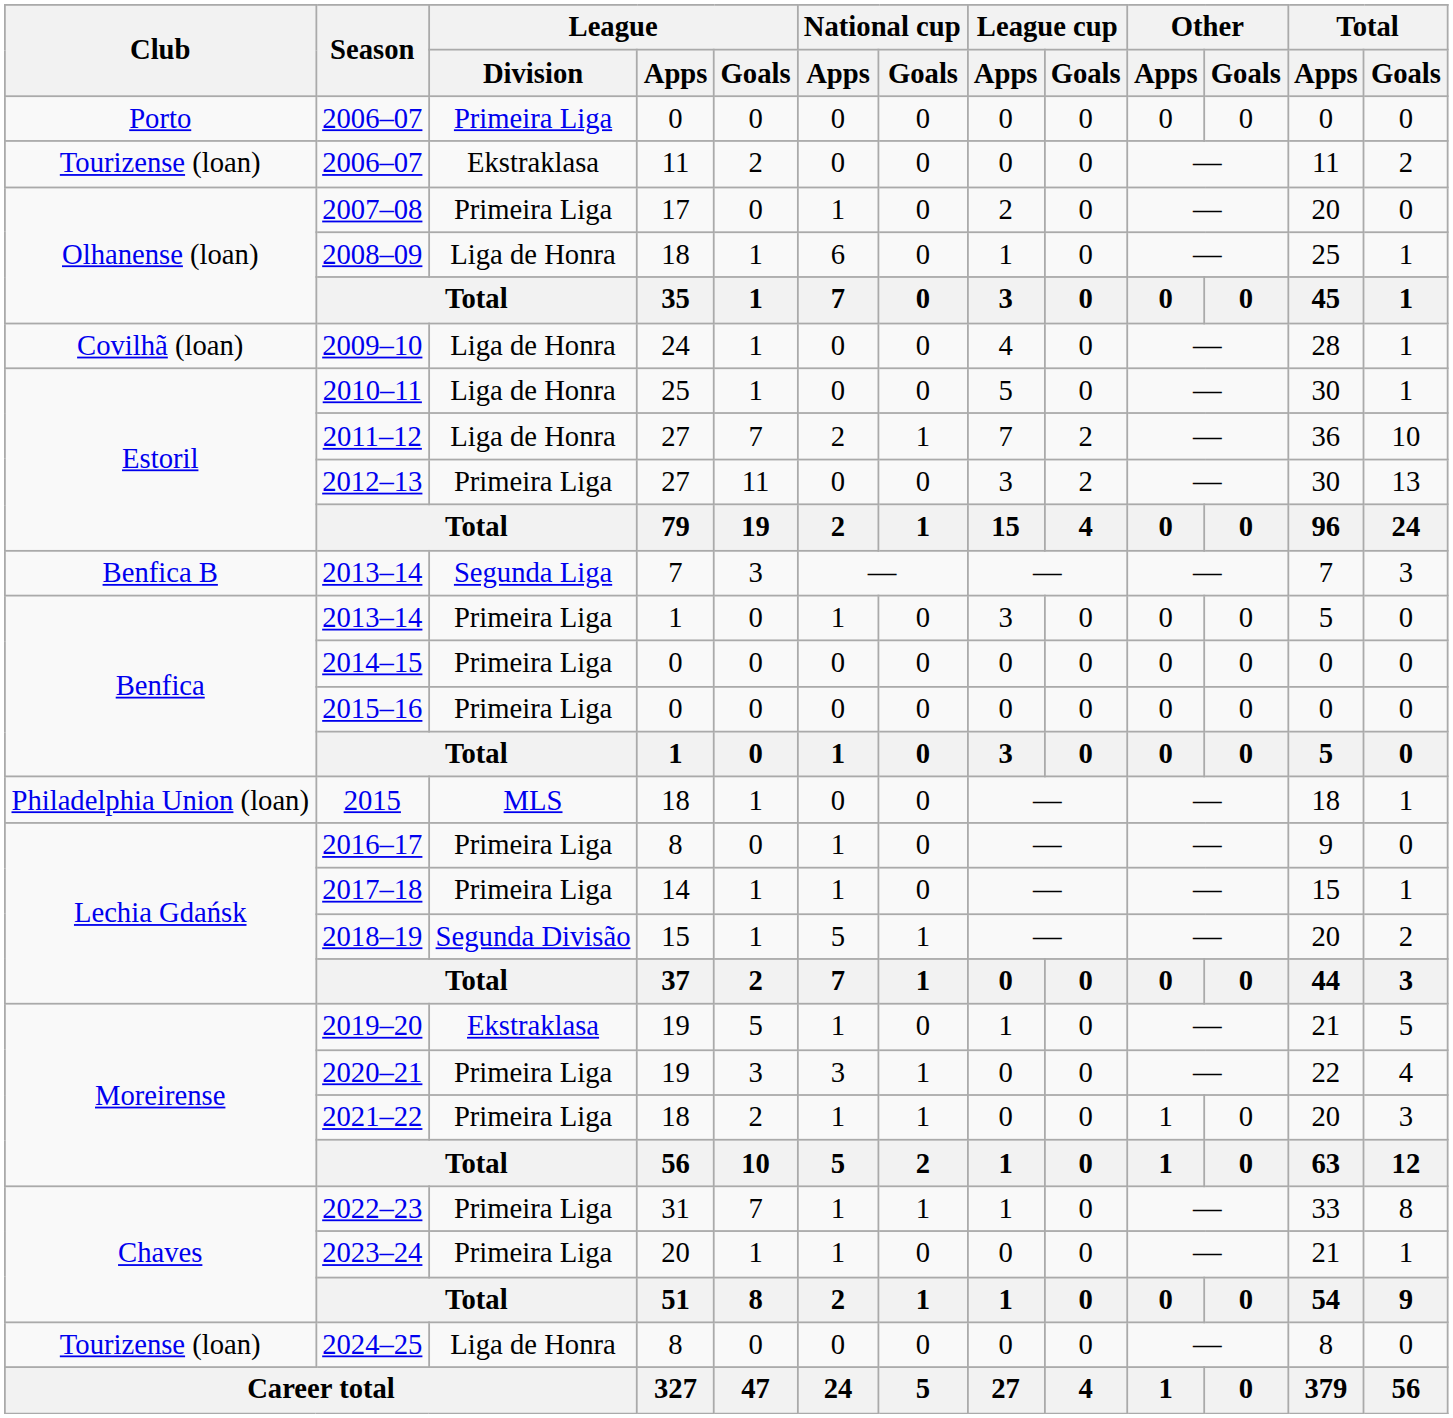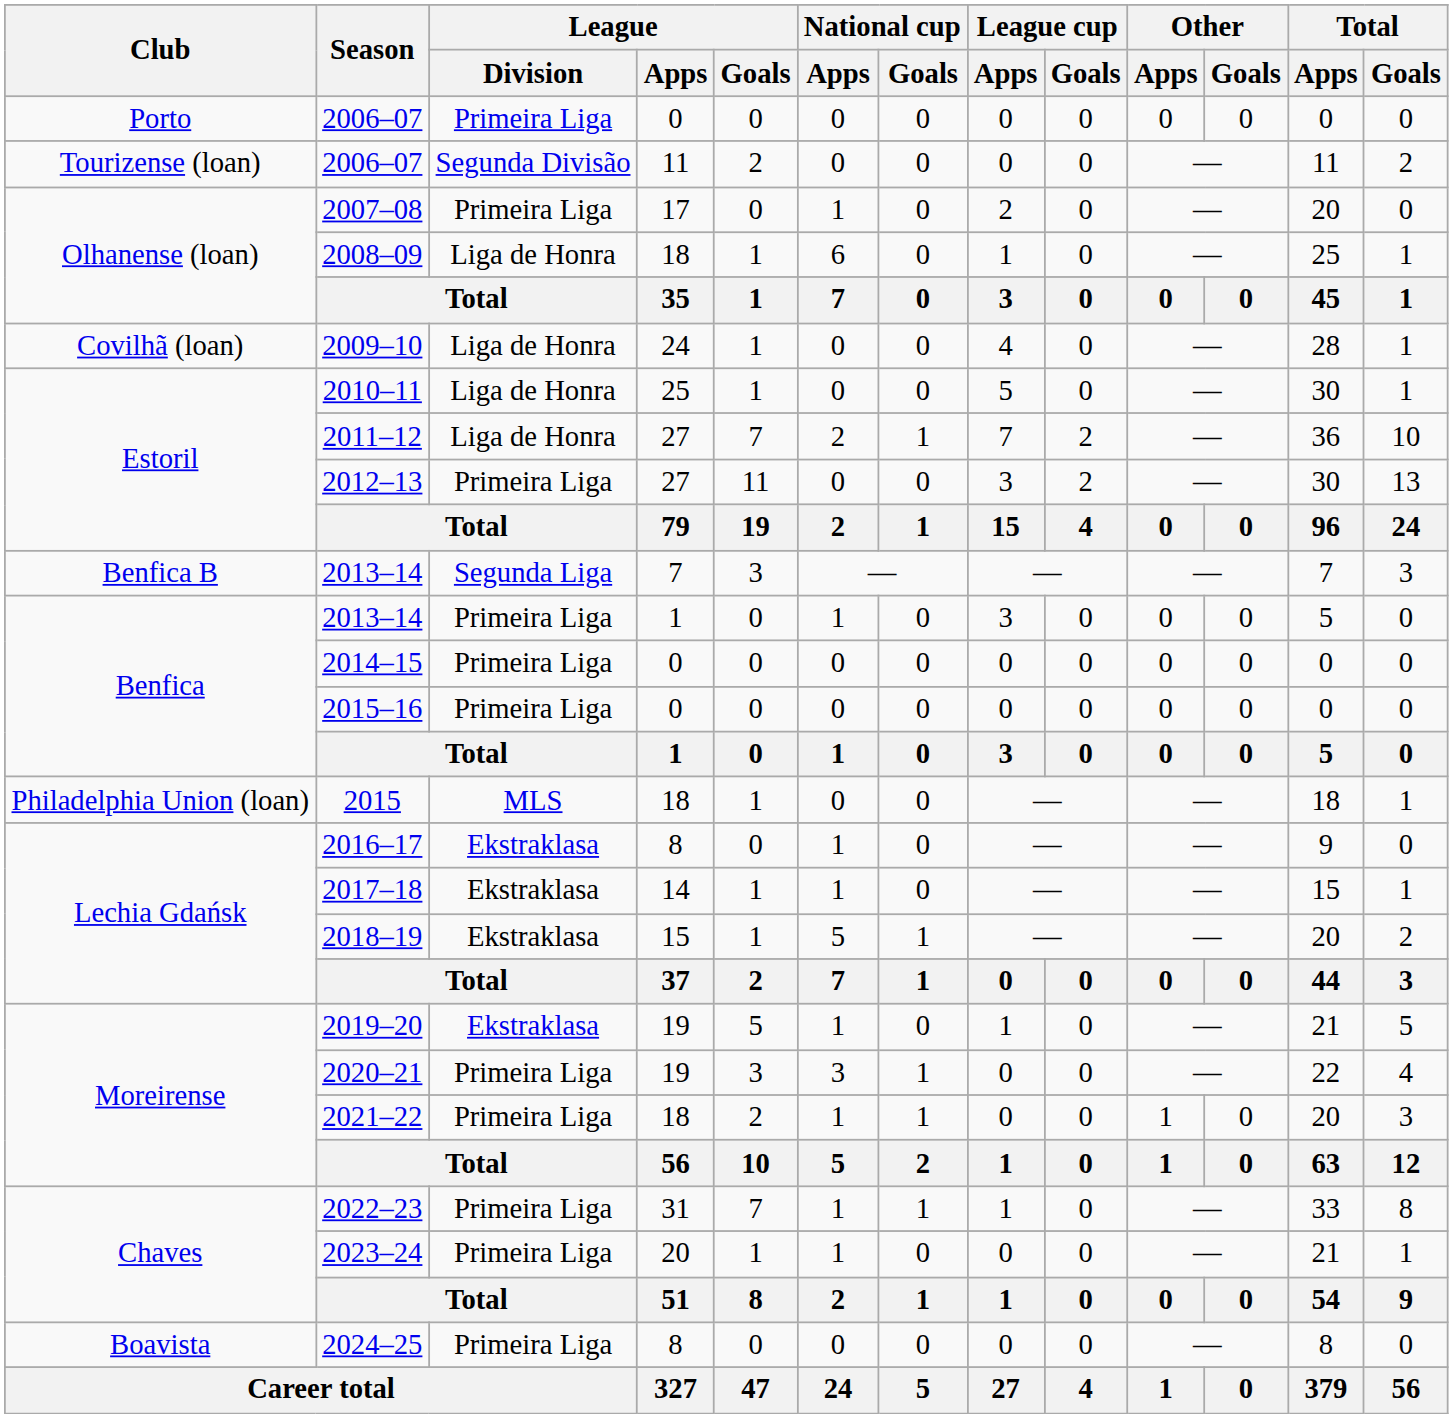(533, 163) Ekstraklasa -> (533, 163) Segunda Divisão
(533, 844) Primeira Liga -> (533, 844) Ekstraklasa
(533, 890) Primeira Liga -> (533, 890) Ekstraklasa
(533, 935) Segunda Divisão -> (533, 935) Ekstraklasa
(160, 1344) Tourizense (loan) -> (160, 1344) Boavista
(533, 1344) Liga de Honra -> (533, 1344) Primeira Liga
